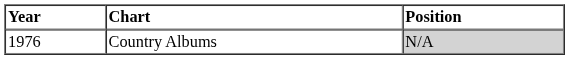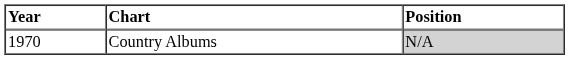(24, 41) 1976 -> (24, 41) 1970
